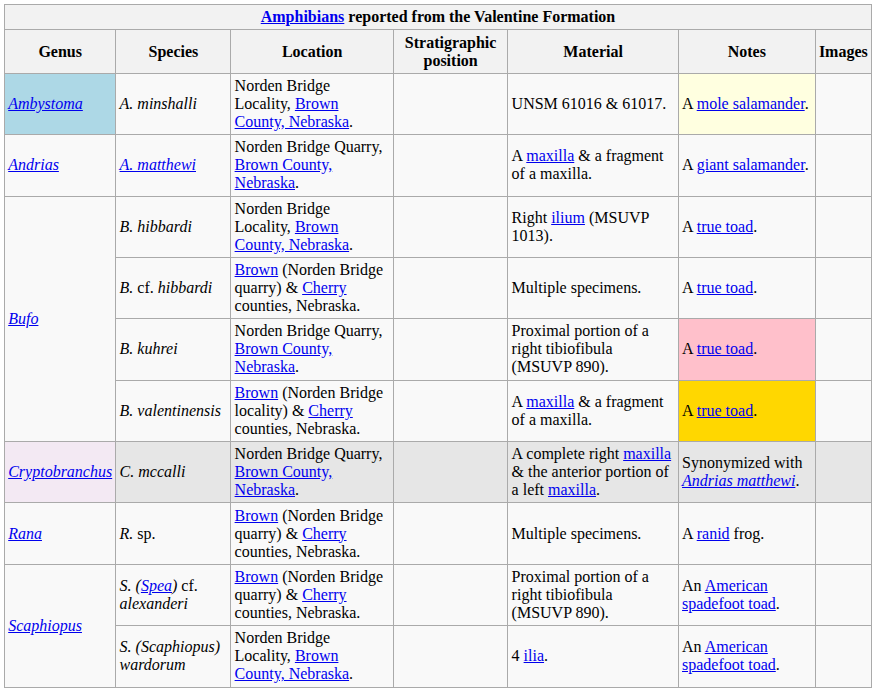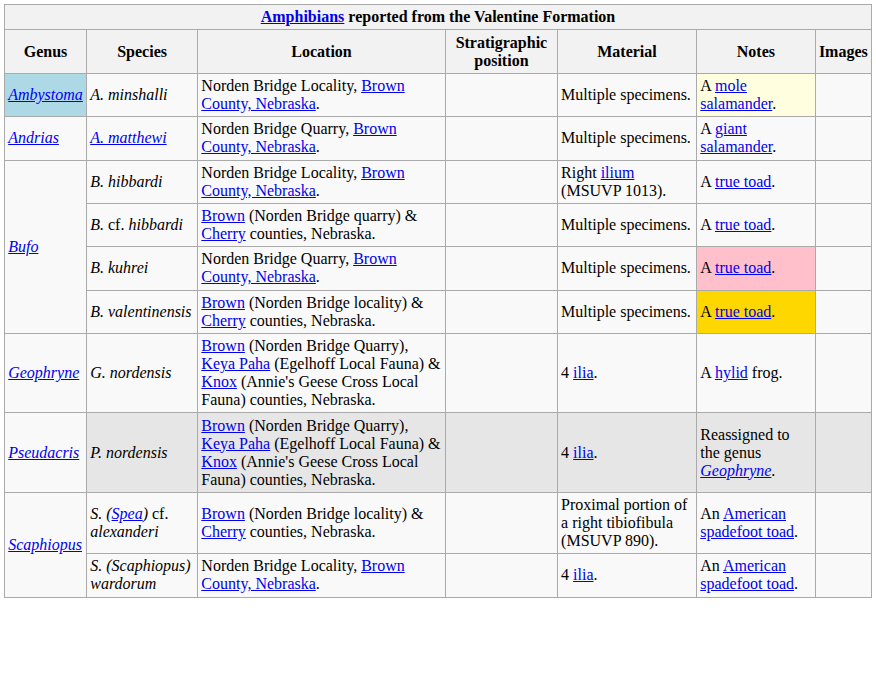(589, 103) UNSM 61016 & 61017. -> (626, 94) Multiple specimens.
(588, 165) A maxilla & a fragment of a maxilla. -> (626, 138) Multiple specimens.
(580, 349) Proximal portion of a right tibiofibula (MSUVP 890). -> (626, 268) Multiple specimens.
(588, 410) A maxilla & a fragment of a maxilla. -> (626, 311) Multiple specimens.
- row: (152, 472)
+ row: (131, 373)
+ row: (129, 452)
- row: (138, 533)
(309, 594) Brown (Norden Bridge quarry) & Cherry counties, Nebraska. -> (312, 522) Brown (Norden Bridge locality) & Cherry counties, Nebraska.
